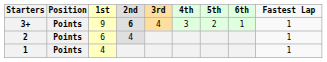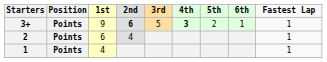(158, 24) 4 -> (158, 24) 5
(186, 24) normal -> (186, 24) bold
